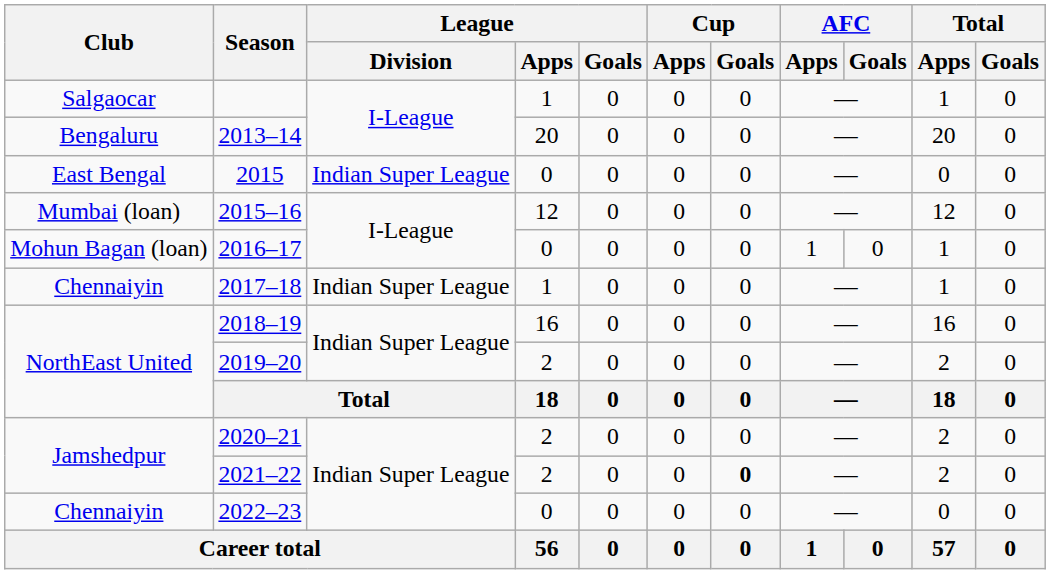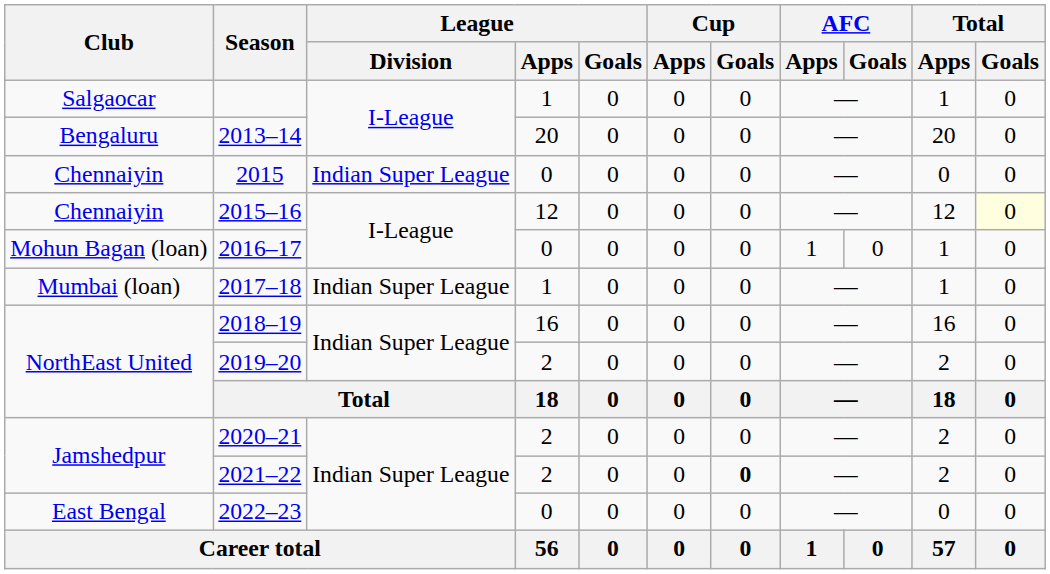(109, 173) East Bengal -> (109, 173) Chennaiyin
(109, 211) Mumbai (loan) -> (109, 211) Chennaiyin
(1010, 211) no background -> (1010, 211) lightyellow background
(109, 286) Chennaiyin -> (109, 286) Mumbai (loan)
(109, 511) Chennaiyin -> (109, 511) East Bengal
